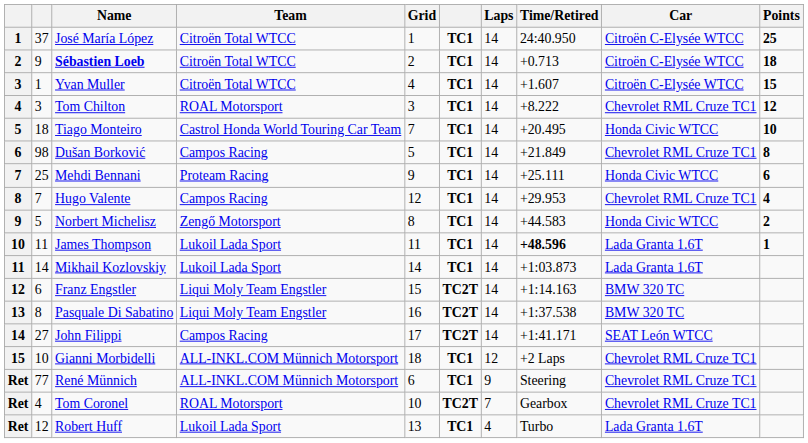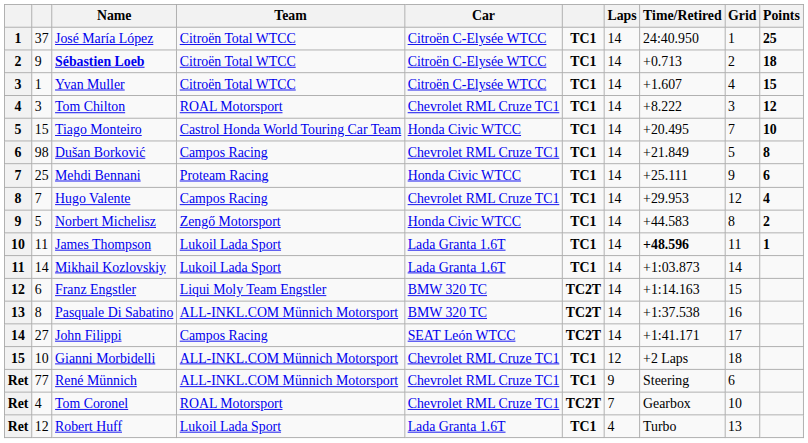columns swapped: (681, 16) <-> (422, 16)
(42, 130) 18 -> (42, 130) 15
(253, 312) Liqui Moly Team Engstler -> (289, 312) ALL-INKL.COM Münnich Motorsport
